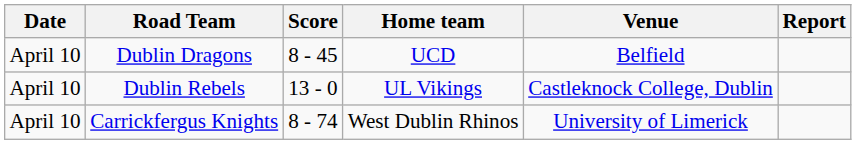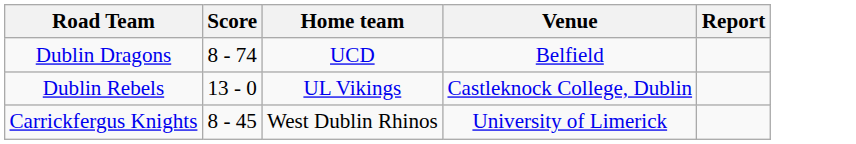- column: (45, 21)
(313, 54) 8 - 45 -> (232, 54) 8 - 74
(313, 121) 8 - 74 -> (232, 121) 8 - 45
